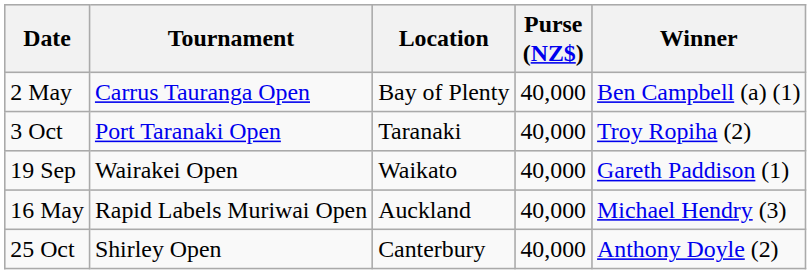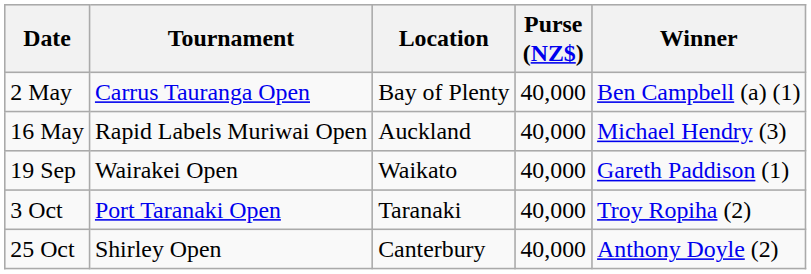rows swapped: (47, 210) <-> (36, 131)
